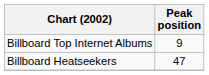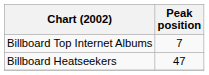(179, 43) 9 -> (179, 43) 7
